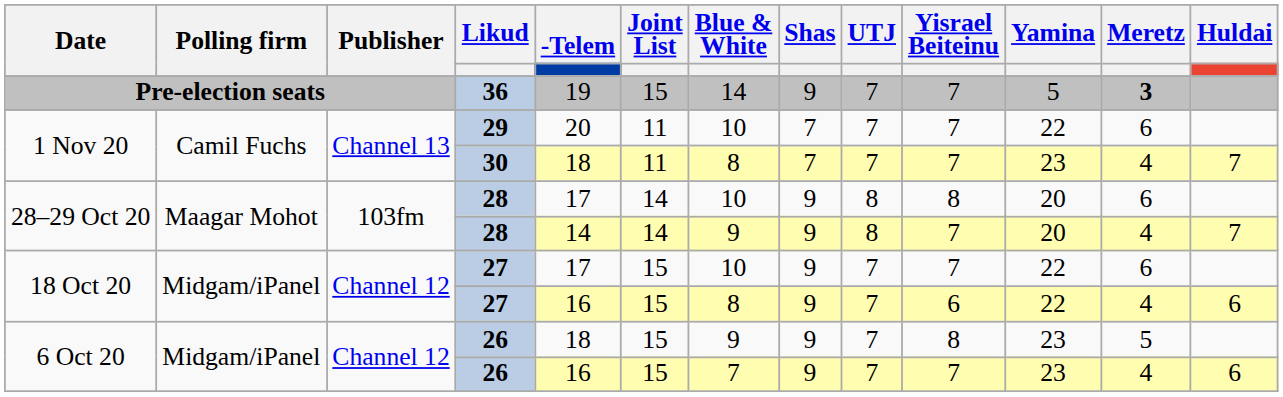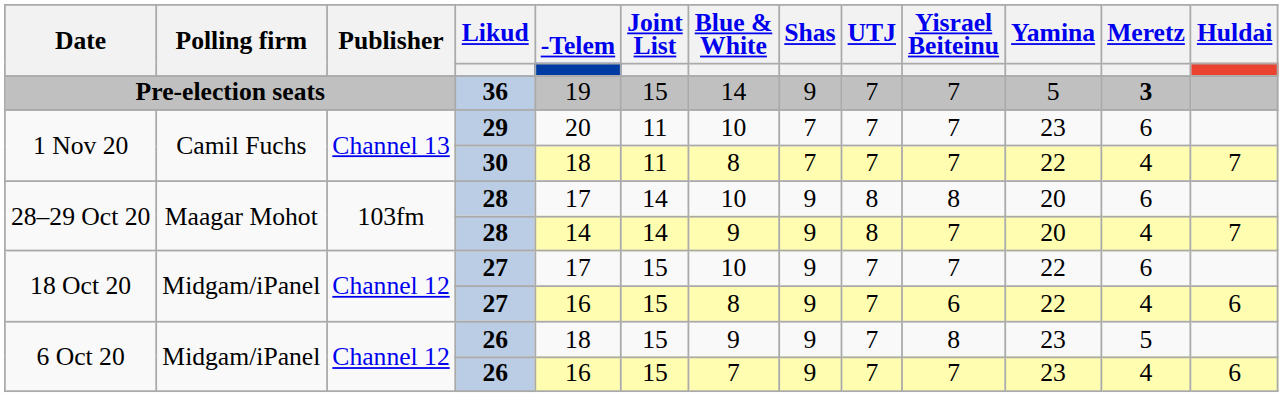(1053, 127) 22 -> (1053, 127) 23
(1053, 163) 23 -> (1053, 163) 22
